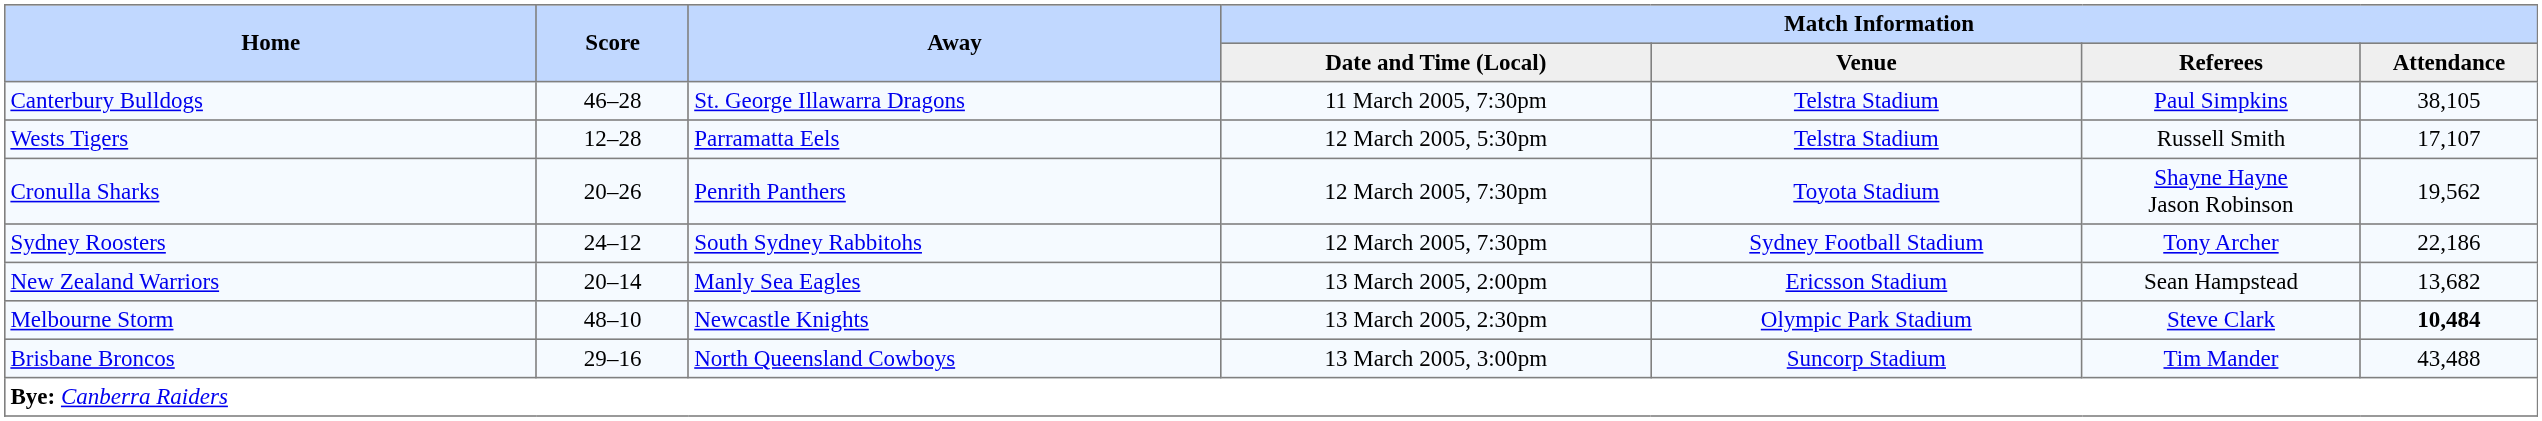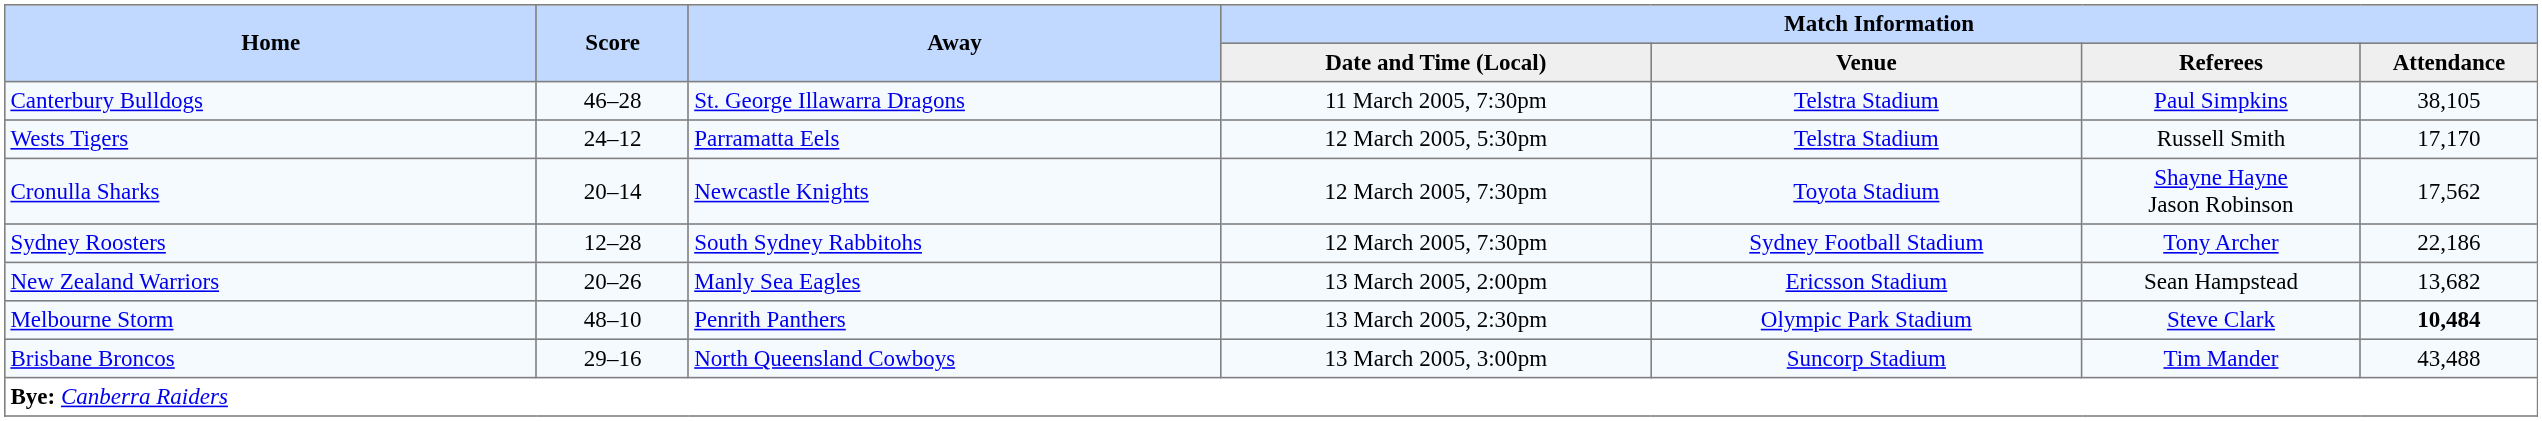(613, 138) 12–28 -> (613, 138) 24–12
(2449, 138) 17,107 -> (2449, 138) 17,170
(613, 190) 20–26 -> (613, 190) 20–14
(770, 190) Penrith Panthers -> (782, 190) Newcastle Knights
(2449, 190) 19,562 -> (2449, 190) 17,562
(613, 242) 24–12 -> (613, 242) 12–28
(613, 281) 20–14 -> (613, 281) 20–26
(782, 319) Newcastle Knights -> (770, 319) Penrith Panthers
